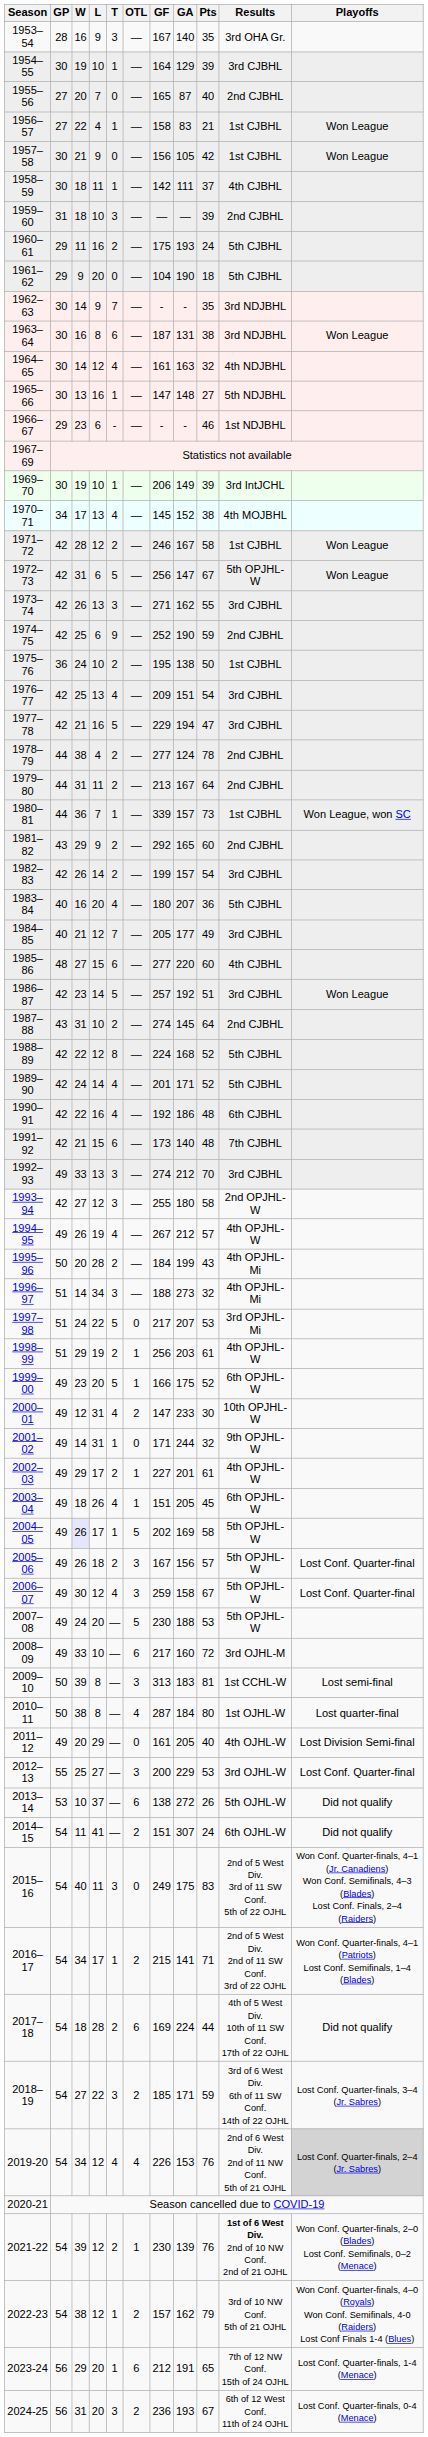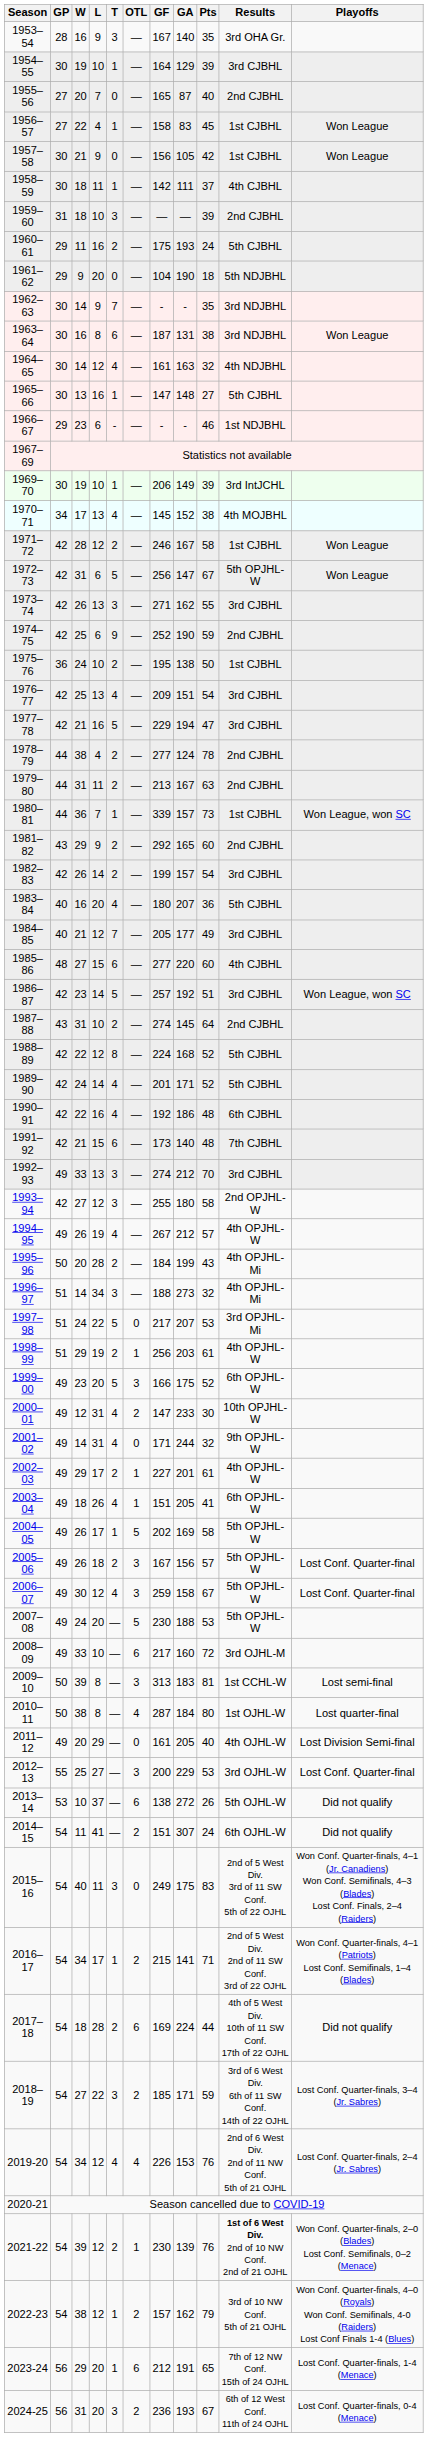(208, 126) 21 -> (208, 126) 45
(255, 276) 5th CJBHL -> (255, 276) 5th NDJBHL
(255, 396) 5th NDJBHL -> (255, 396) 5th CJBHL
(208, 785) 64 -> (208, 785) 63
(357, 994) Won League -> (357, 994) Won League, won SC
(136, 1383) 1 -> (136, 1383) 3
(115, 1443) 1 -> (115, 1443) 4
(208, 1503) 45 -> (208, 1503) 41
(81, 1533) lavender background -> (81, 1533) no background
(357, 2163) lightgrey background -> (357, 2163) no background
